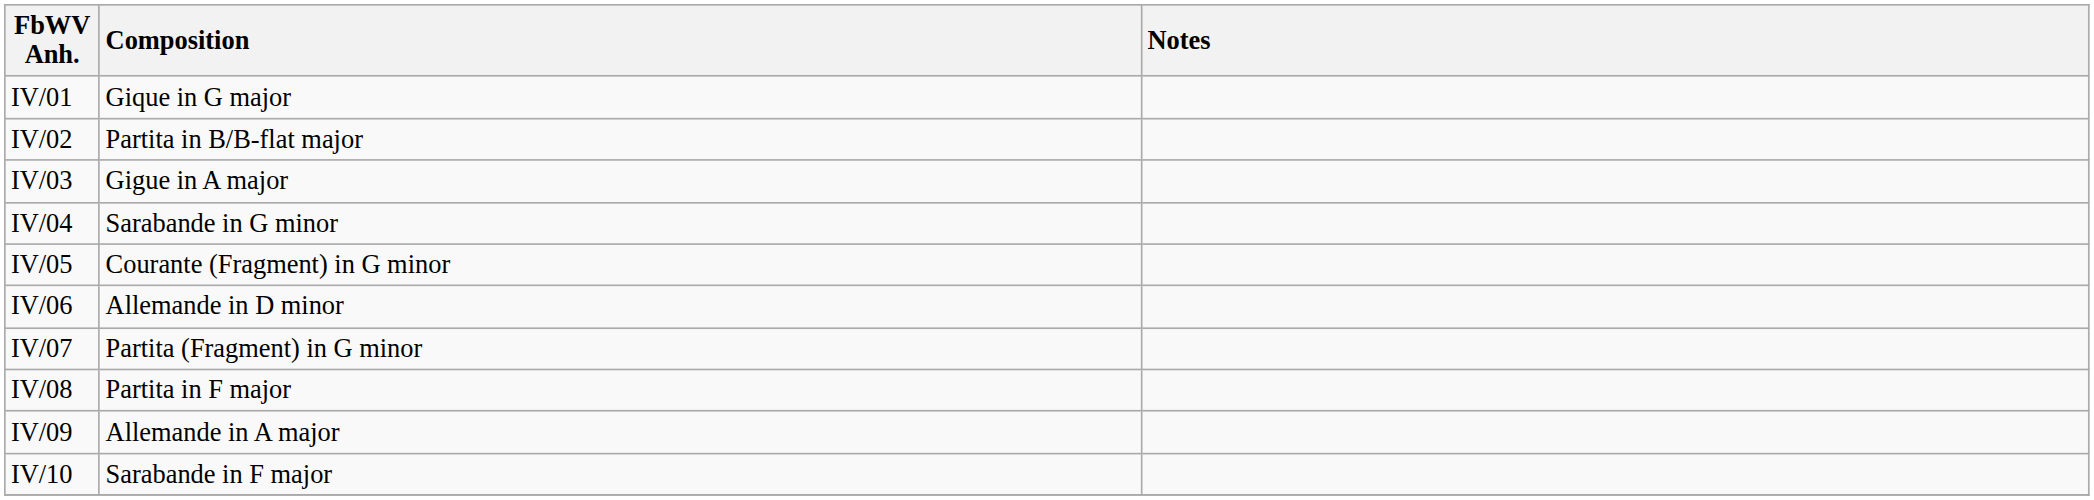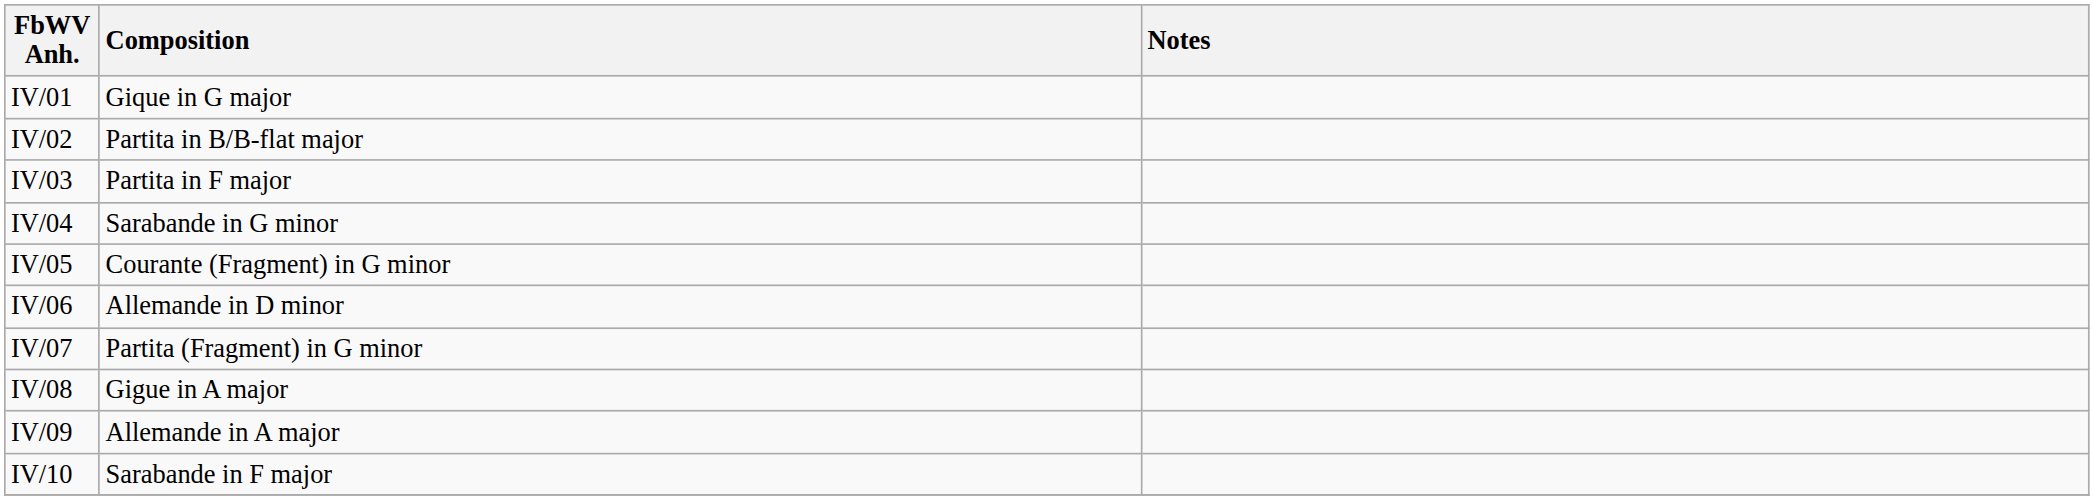(197, 180) Gigue in A major -> (198, 180) Partita in F major
(198, 390) Partita in F major -> (197, 390) Gigue in A major
